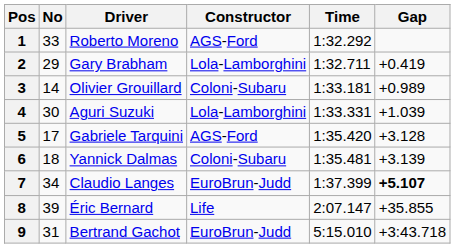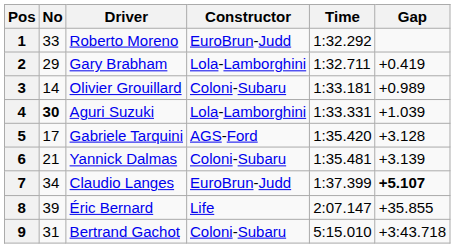(224, 40) AGS-Ford -> (241, 40) EuroBrun-Judd
(51, 112) normal -> (51, 112) bold
(51, 160) 18 -> (51, 160) 21
(241, 231) EuroBrun-Judd -> (238, 231) Coloni-Subaru
